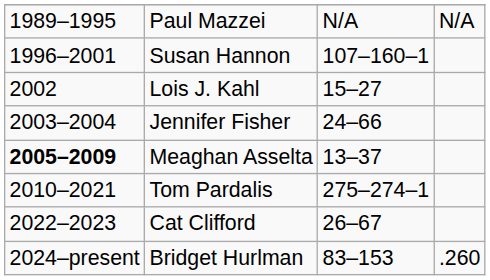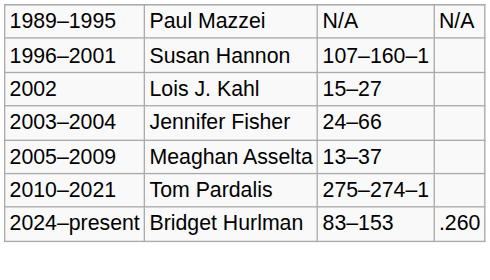(63, 156) bold -> (63, 156) normal
- row: (203, 223)
